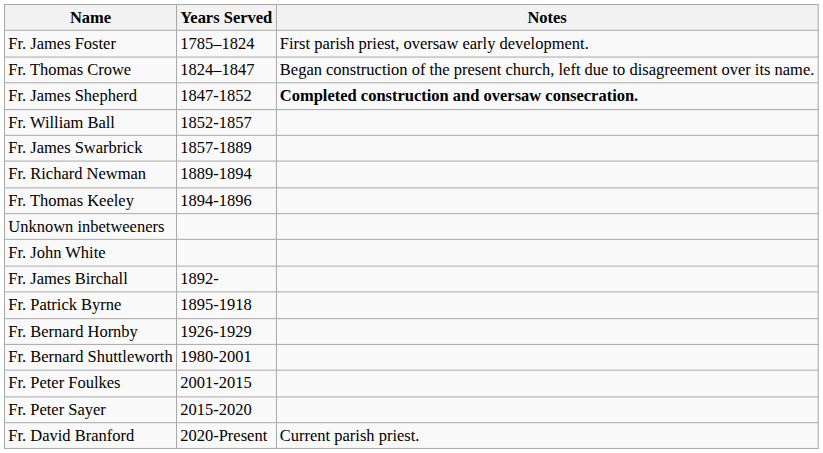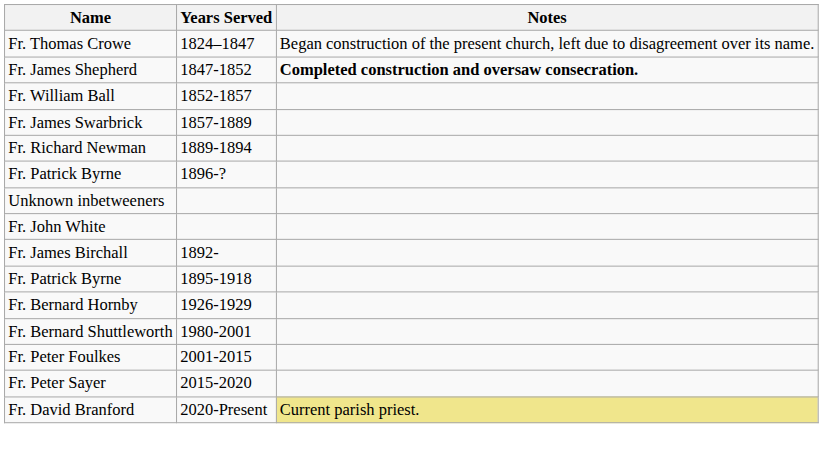- row: (62, 43)
- row: (71, 200)
+ row: (65, 174)
(350, 435) no background -> (350, 409) khaki background
